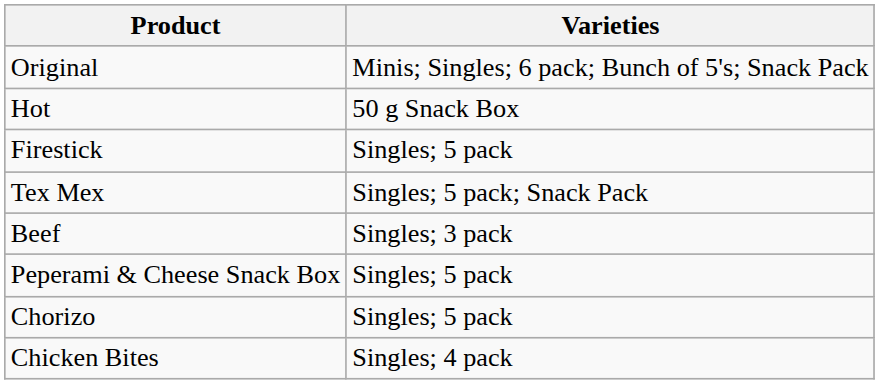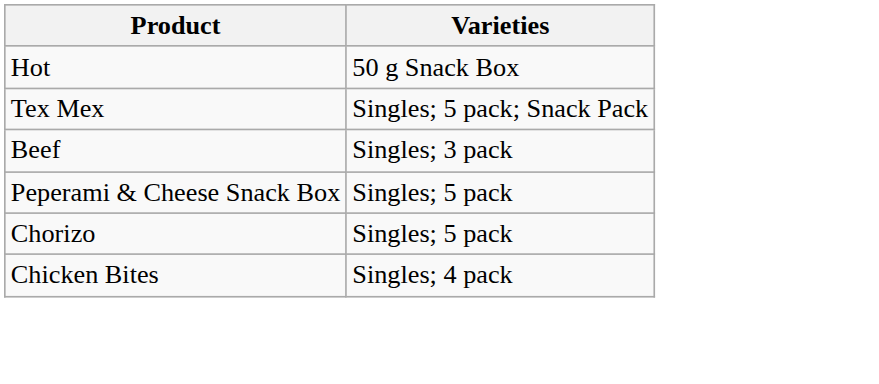- row: (55, 66)
- row: (57, 150)
